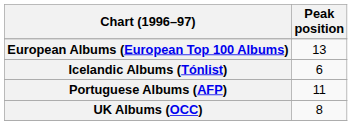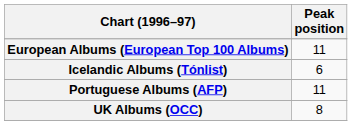(319, 49) 13 -> (319, 49) 11
